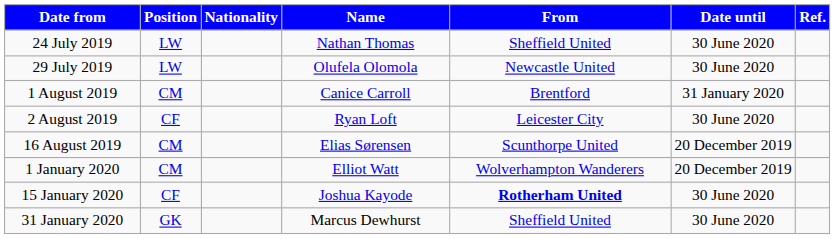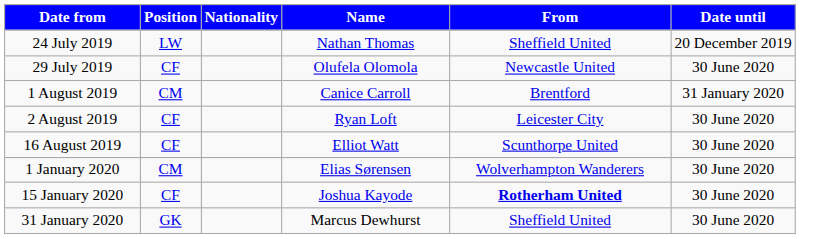- column: (813, 17)
(733, 43) 30 June 2020 -> (733, 43) 20 December 2019
(171, 68) LW -> (171, 68) CF
(171, 144) CM -> (171, 144) CF
(366, 144) Elias Sørensen -> (366, 144) Elliot Watt
(733, 144) 20 December 2019 -> (733, 144) 30 June 2020
(366, 170) Elliot Watt -> (366, 170) Elias Sørensen
(733, 170) 20 December 2019 -> (733, 170) 30 June 2020
